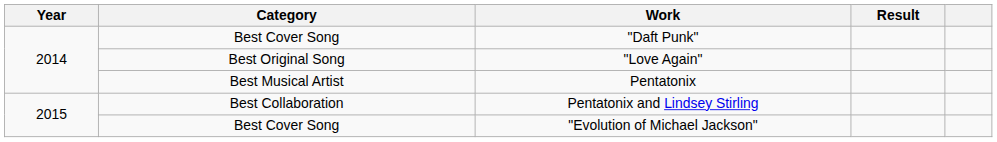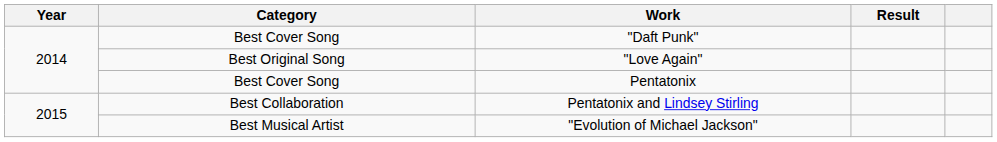(287, 81) Best Musical Artist -> (287, 81) Best Cover Song
(287, 125) Best Cover Song -> (287, 125) Best Musical Artist
